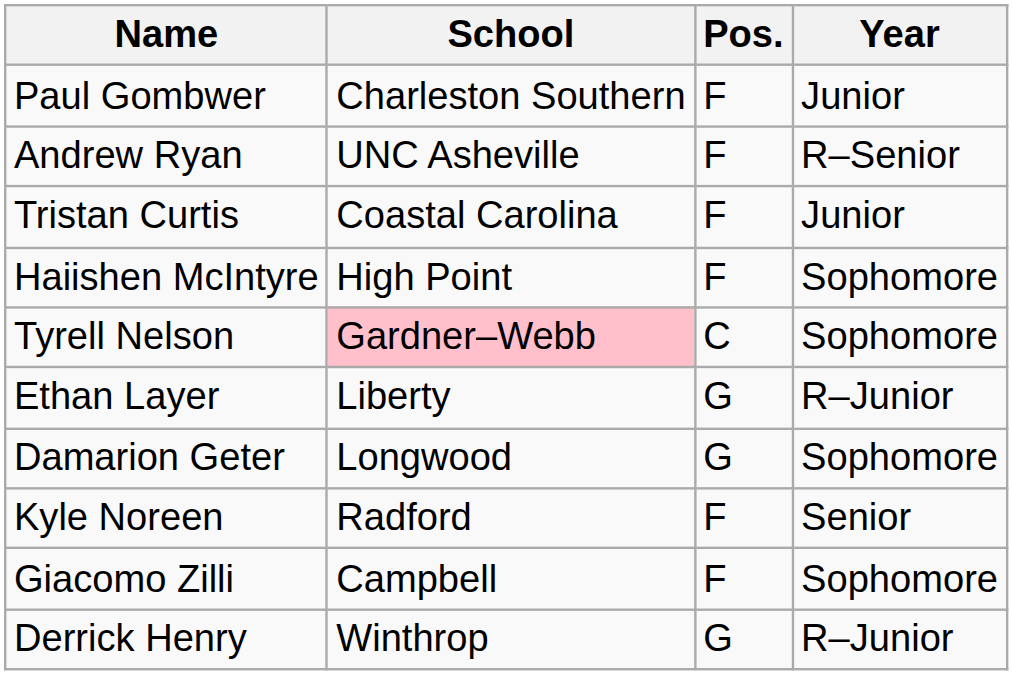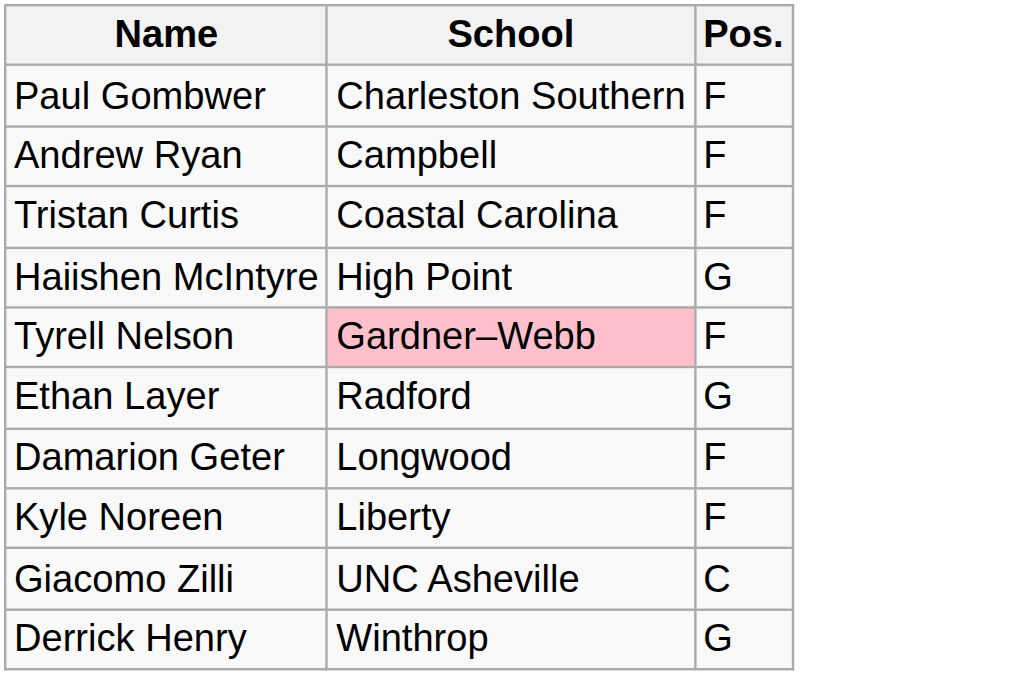- column: (900, 34)
(458, 155) UNC Asheville -> (417, 155) Campbell
(715, 276) F -> (718, 276) G
(717, 336) C -> (715, 336) F
(393, 397) Liberty -> (404, 397) Radford
(718, 457) G -> (715, 457) F
(404, 517) Radford -> (393, 517) Liberty
(417, 578) Campbell -> (458, 578) UNC Asheville
(715, 578) F -> (717, 578) C
